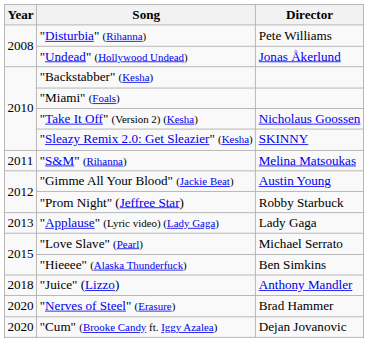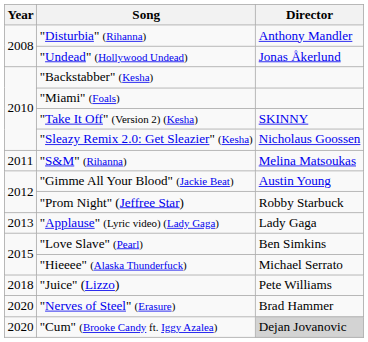(295, 35) Pete Williams -> (306, 35) Anthony Mandler
(310, 118) Nicholaus Goossen -> (283, 118) SKINNY
(283, 139) SKINNY -> (310, 139) Nicholaus Goossen
(301, 243) Michael Serrato -> (292, 243) Ben Simkins
(292, 264) Ben Simkins -> (301, 264) Michael Serrato
(306, 285) Anthony Mandler -> (295, 285) Pete Williams
(303, 327) no background -> (303, 327) lightgrey background
